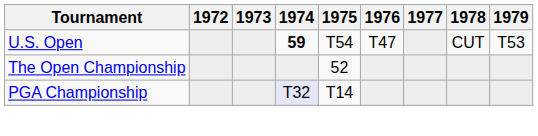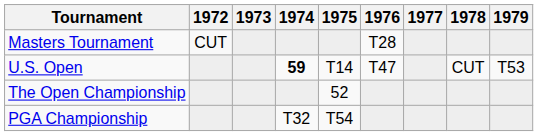+ row: (81, 43)
(339, 43) T54 -> (339, 68) T14
(296, 93) lavender background -> (296, 118) no background
(339, 93) T14 -> (339, 118) T54
